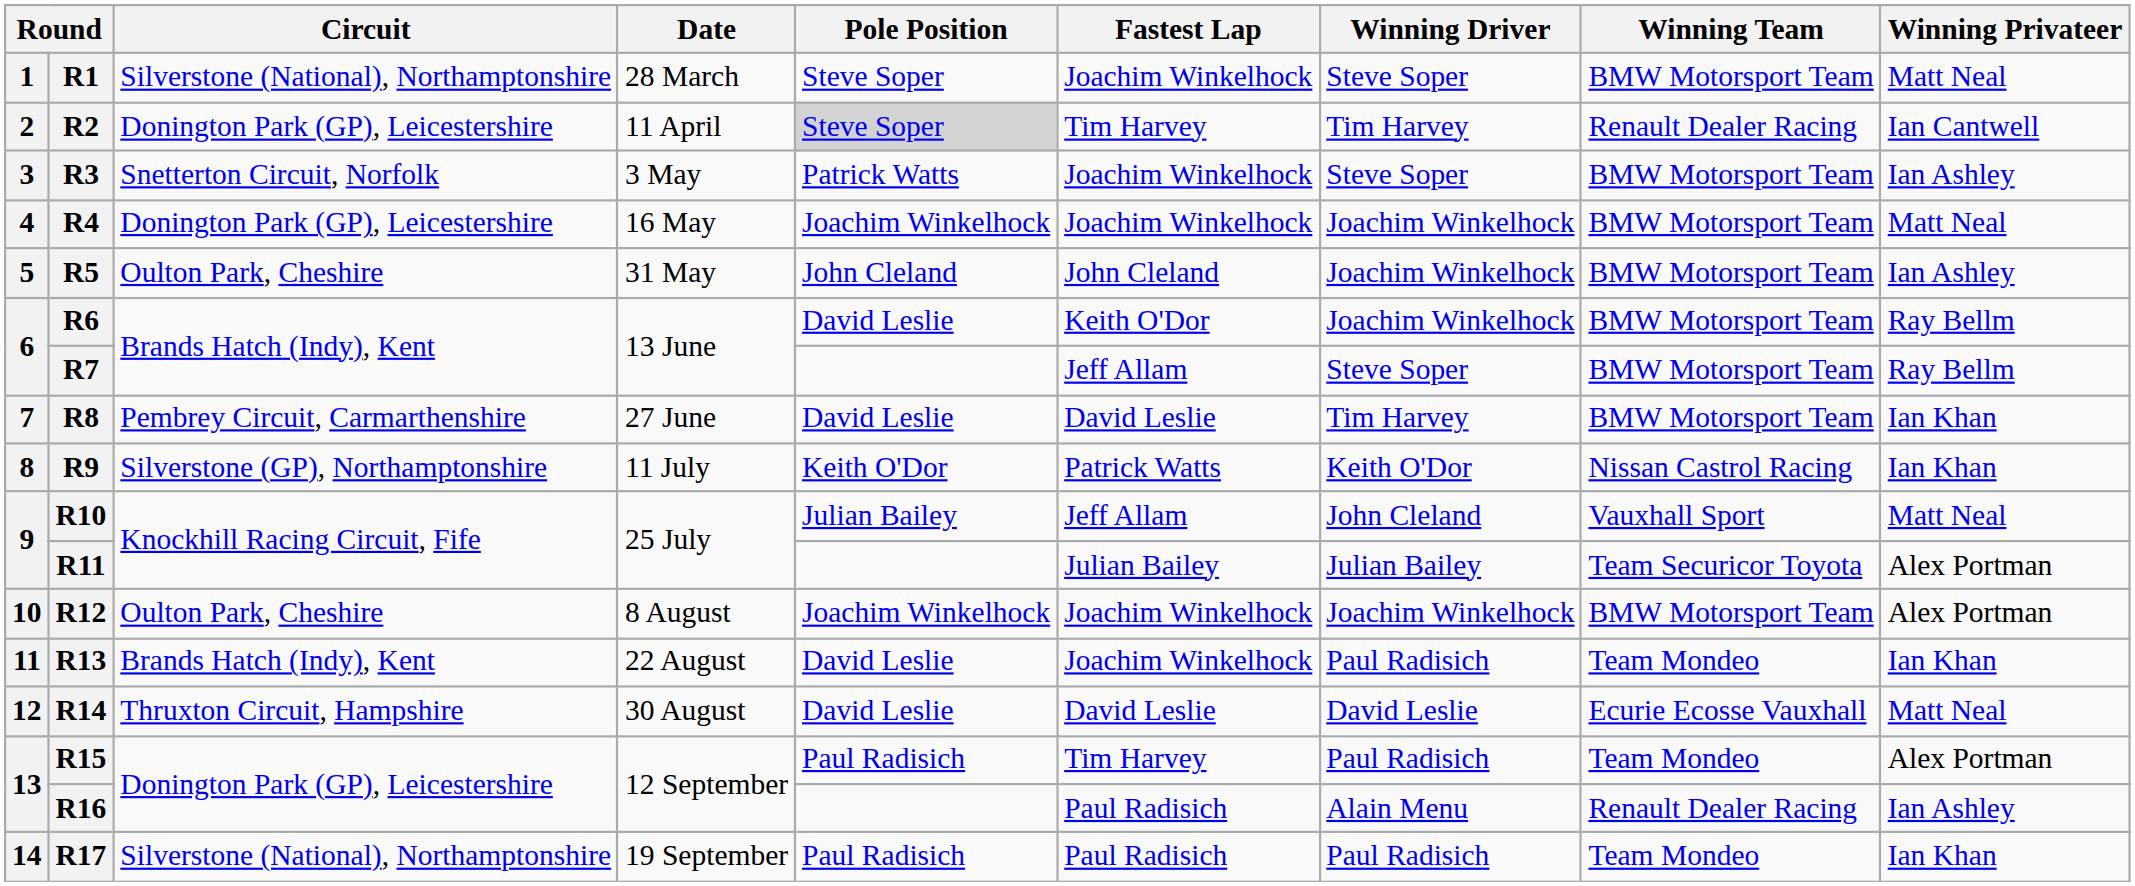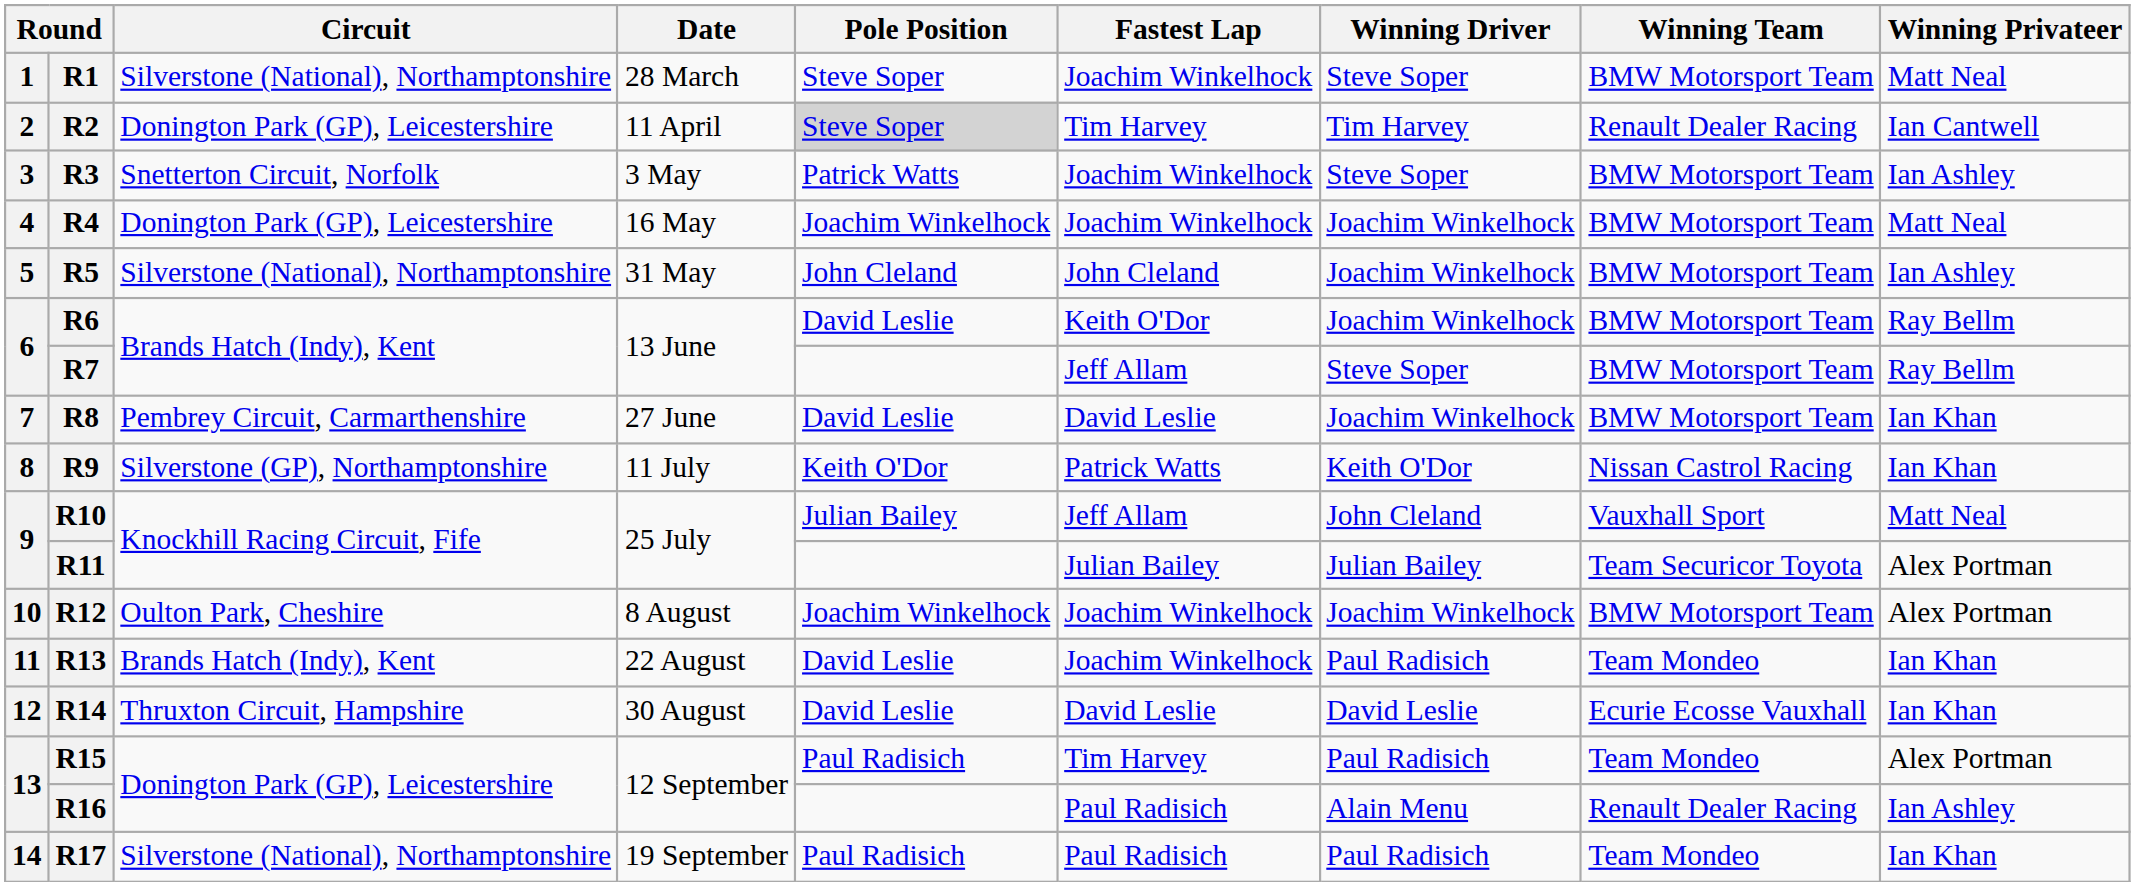(252, 271) Oulton Park, Cheshire -> (366, 271) Silverstone (National), Northamptonshire
(1397, 417) Tim Harvey -> (1450, 417) Joachim Winkelhock
(1947, 710) Matt Neal -> (1942, 710) Ian Khan
